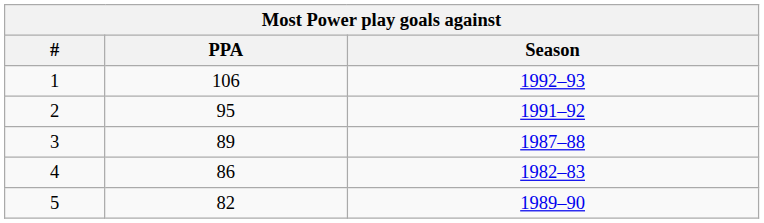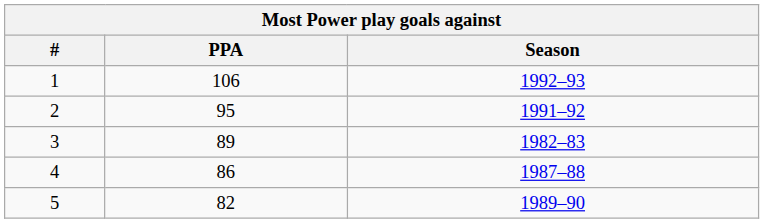(553, 142) 1987–88 -> (553, 142) 1982–83
(553, 172) 1982–83 -> (553, 172) 1987–88
